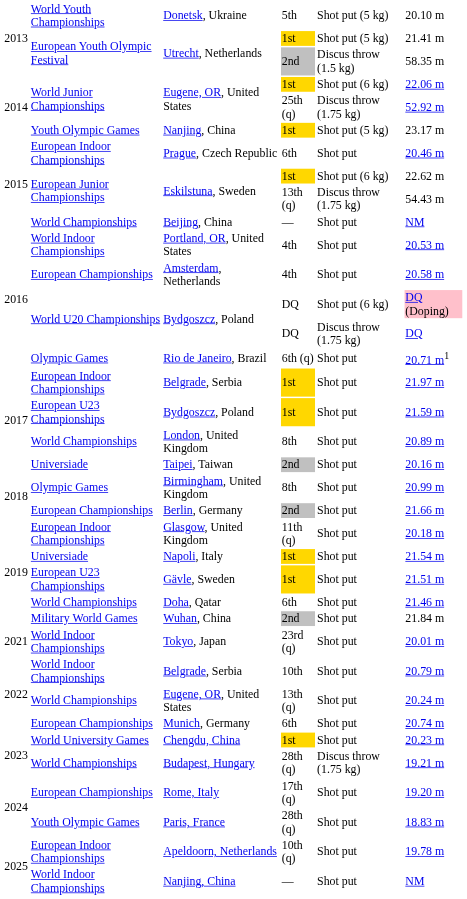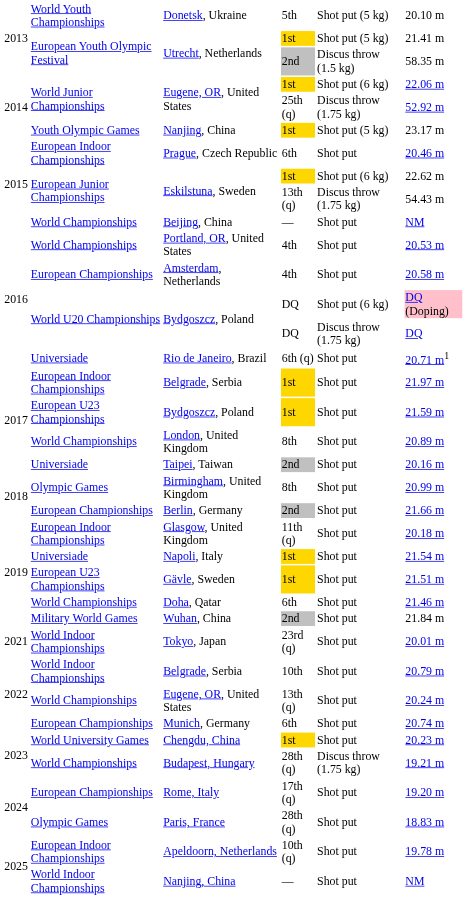(68, 245) World Indoor Championships -> (84, 245) World Championships
(69, 358) Olympic Games -> (59, 358) Universiade
(85, 822) Youth Olympic Games -> (69, 822) Olympic Games
